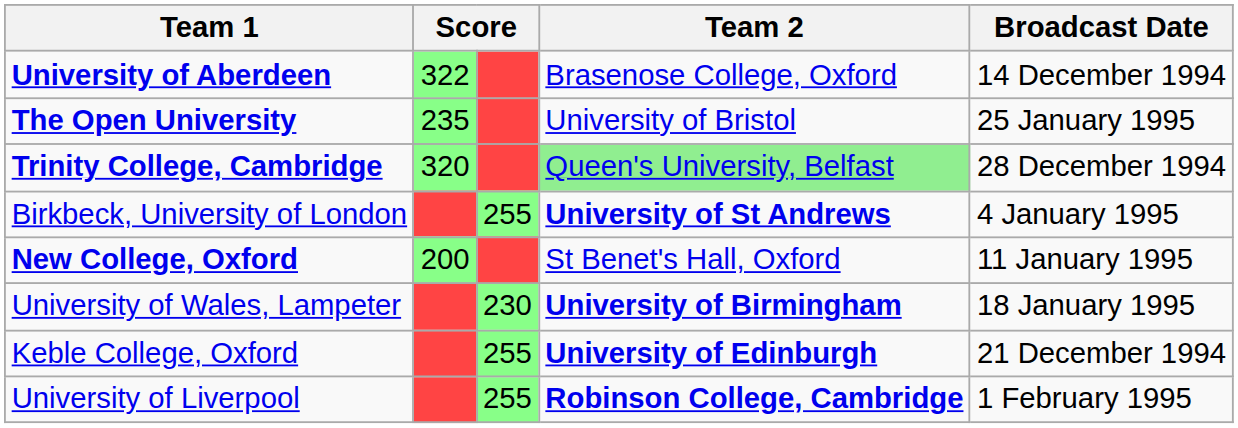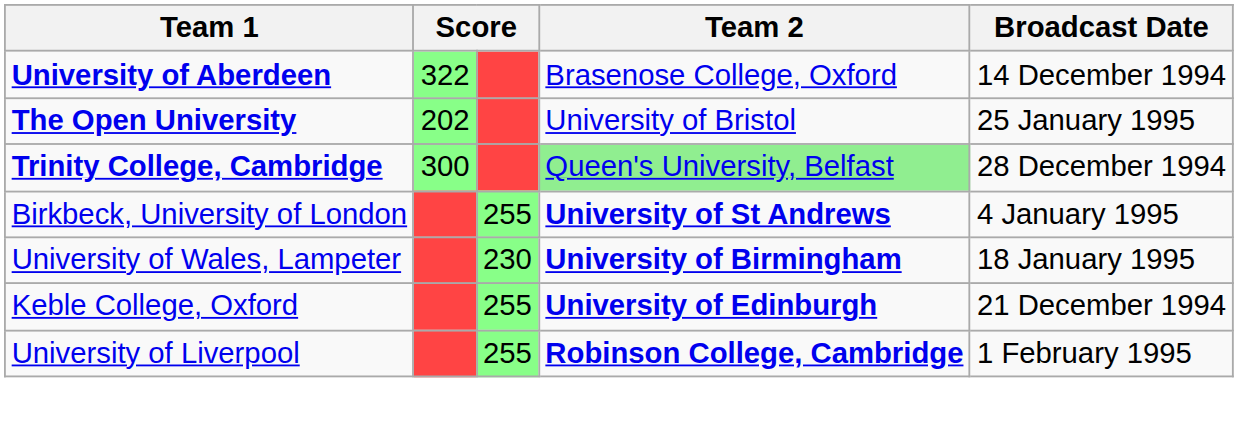(445, 120) 235 -> (445, 120) 202
(445, 167) 320 -> (445, 167) 300
- row: (155, 259)
